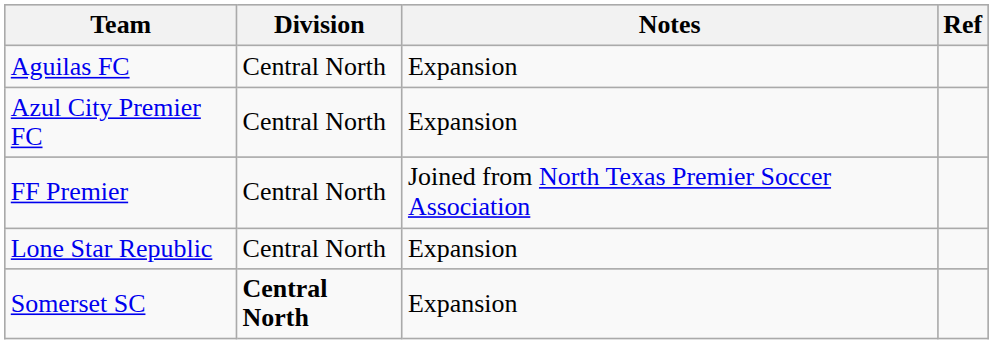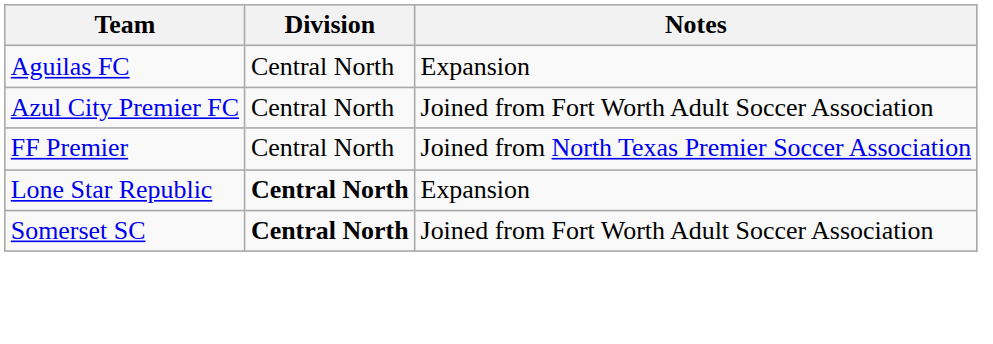- column: (963, 25)
(463, 121) Expansion -> (677, 107) Joined from Fort Worth Adult Soccer Association
(314, 247) normal -> (330, 189) bold
(463, 303) Expansion -> (677, 230) Joined from Fort Worth Adult Soccer Association
